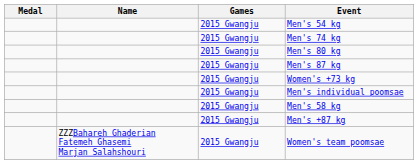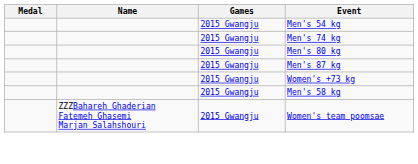- row: (345, 92)
- row: (316, 119)
